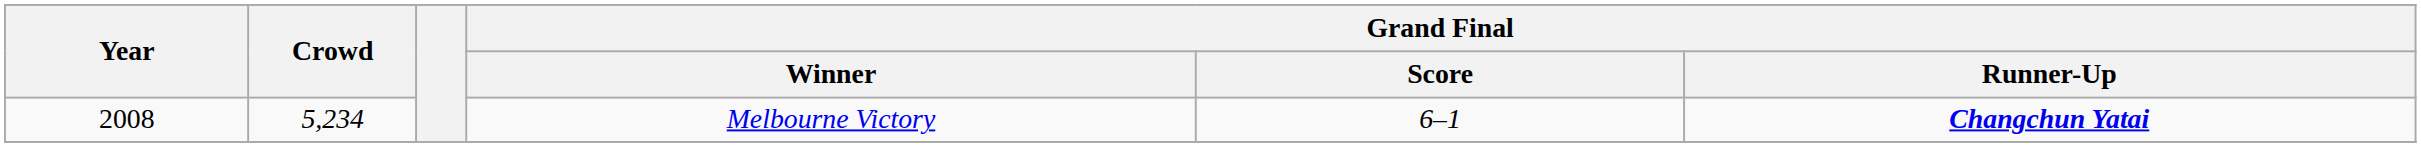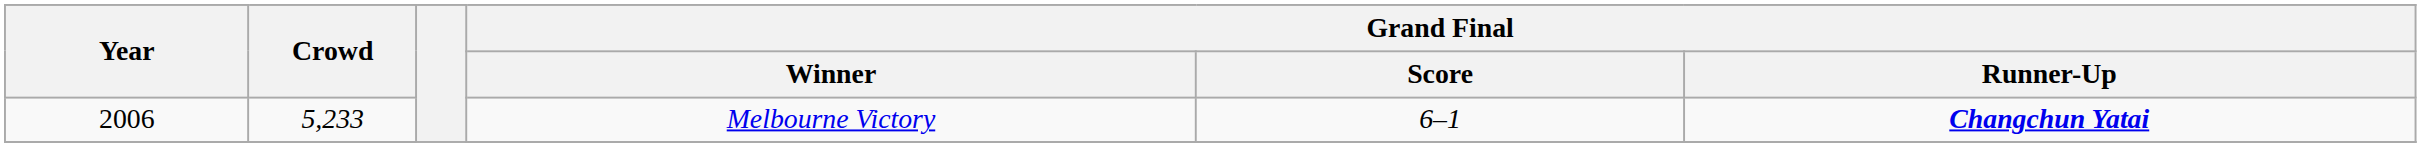(127, 119) 2008 -> (127, 119) 2006
(333, 119) 5,234 -> (333, 119) 5,233
